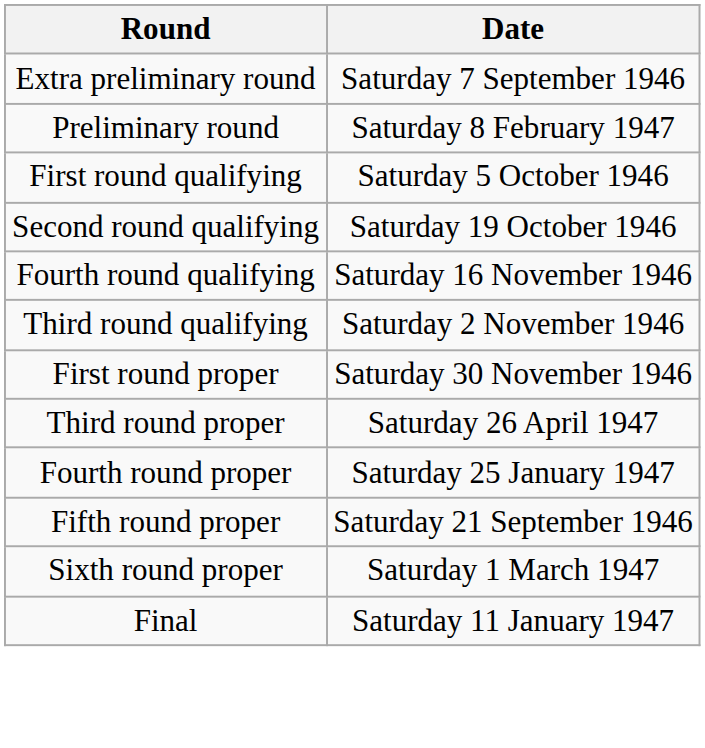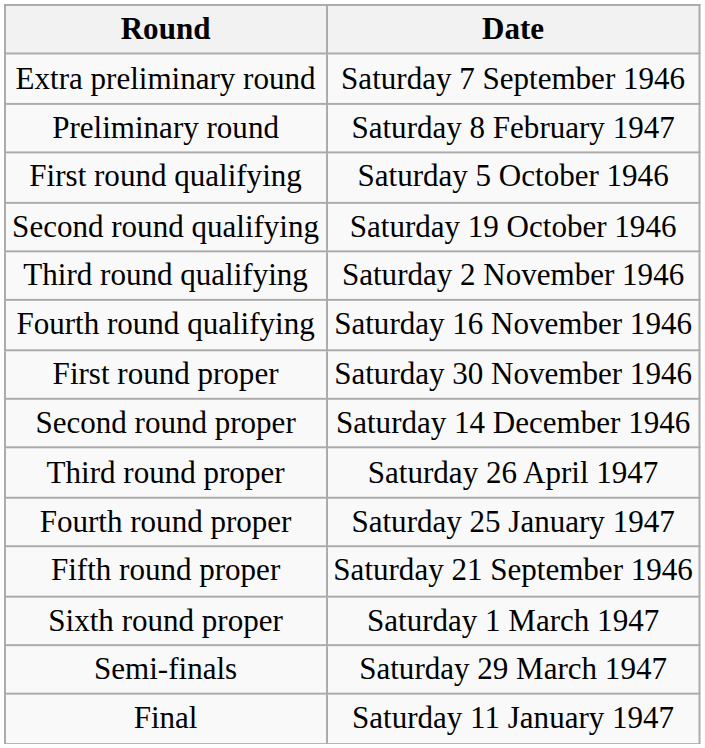rows swapped: (166, 324) <-> (166, 275)
+ row: (166, 422)
+ row: (166, 669)
